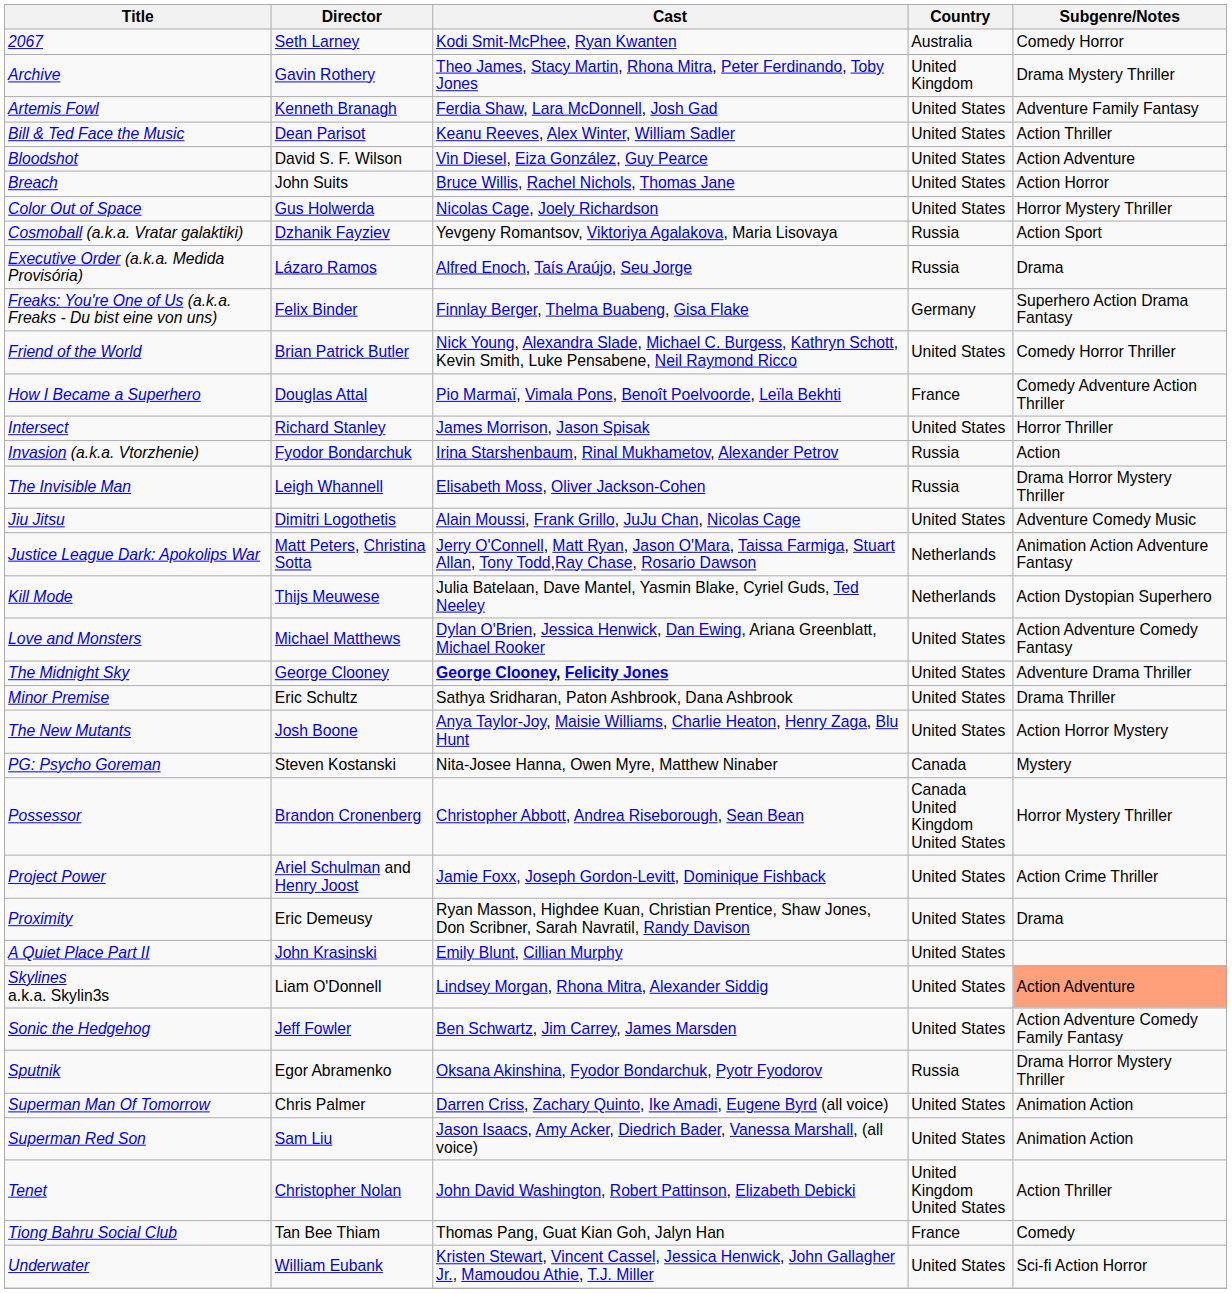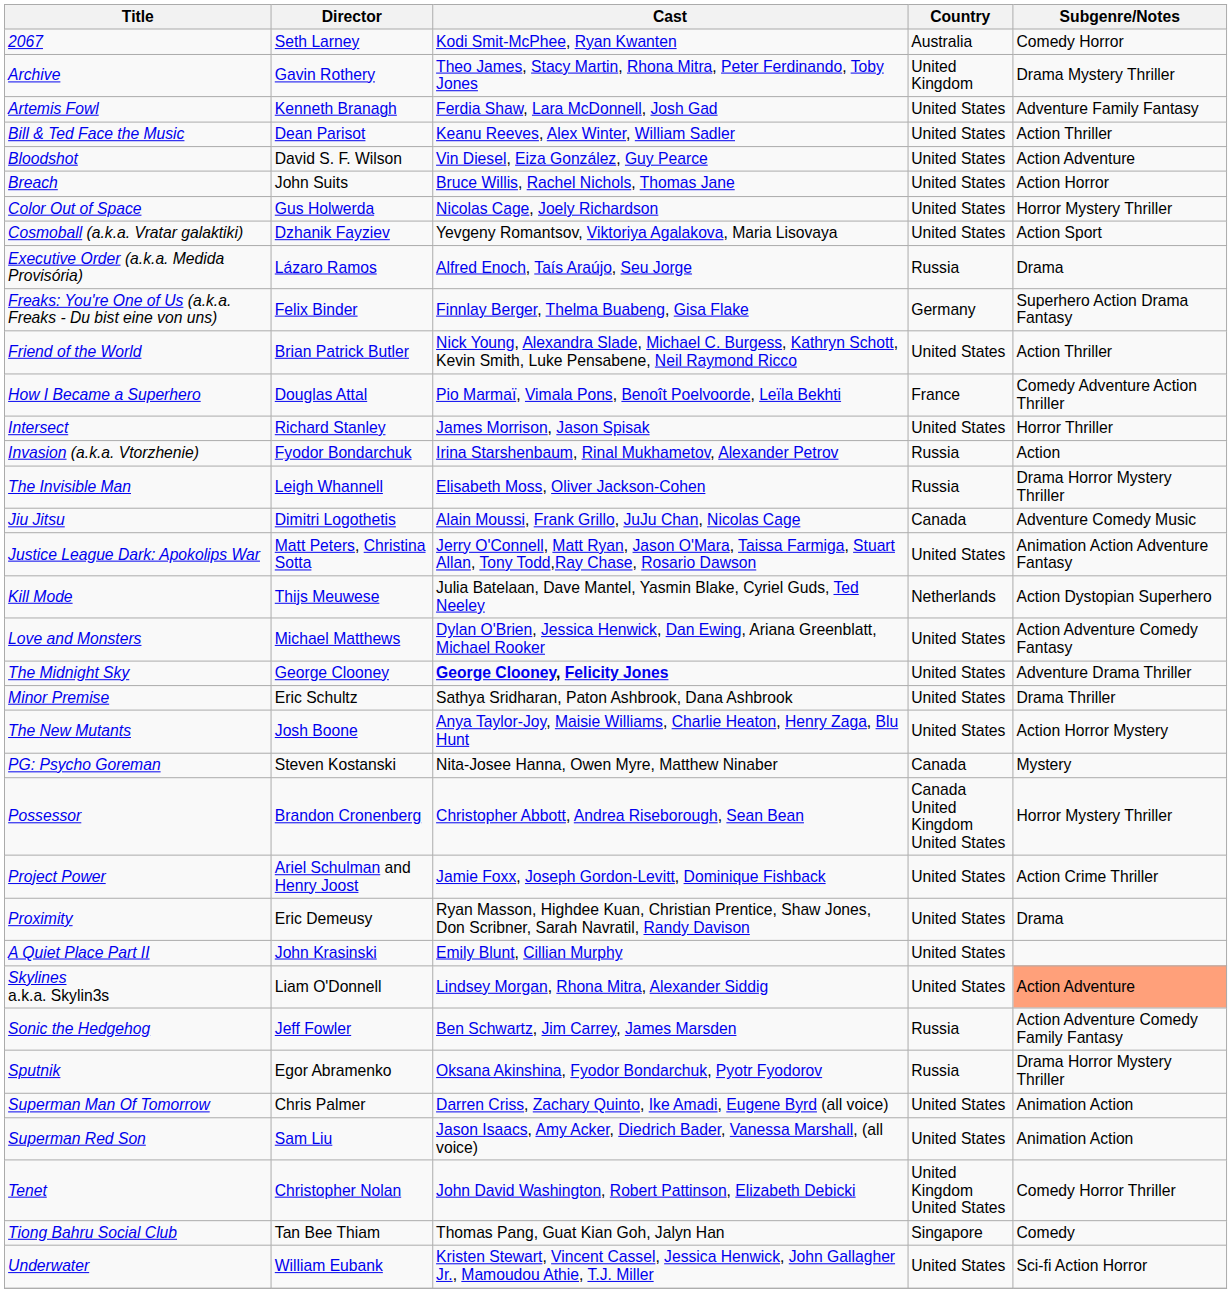(935, 233) Russia -> (958, 233) United States
(1096, 352) Comedy Horror Thriller -> (1064, 352) Action Thriller
(958, 520) United States -> (939, 520) Canada
(953, 554) Netherlands -> (958, 554) United States
(958, 1029) United States -> (935, 1029) Russia
(1064, 1190) Action Thriller -> (1096, 1190) Comedy Horror Thriller
(936, 1232) France -> (947, 1232) Singapore
